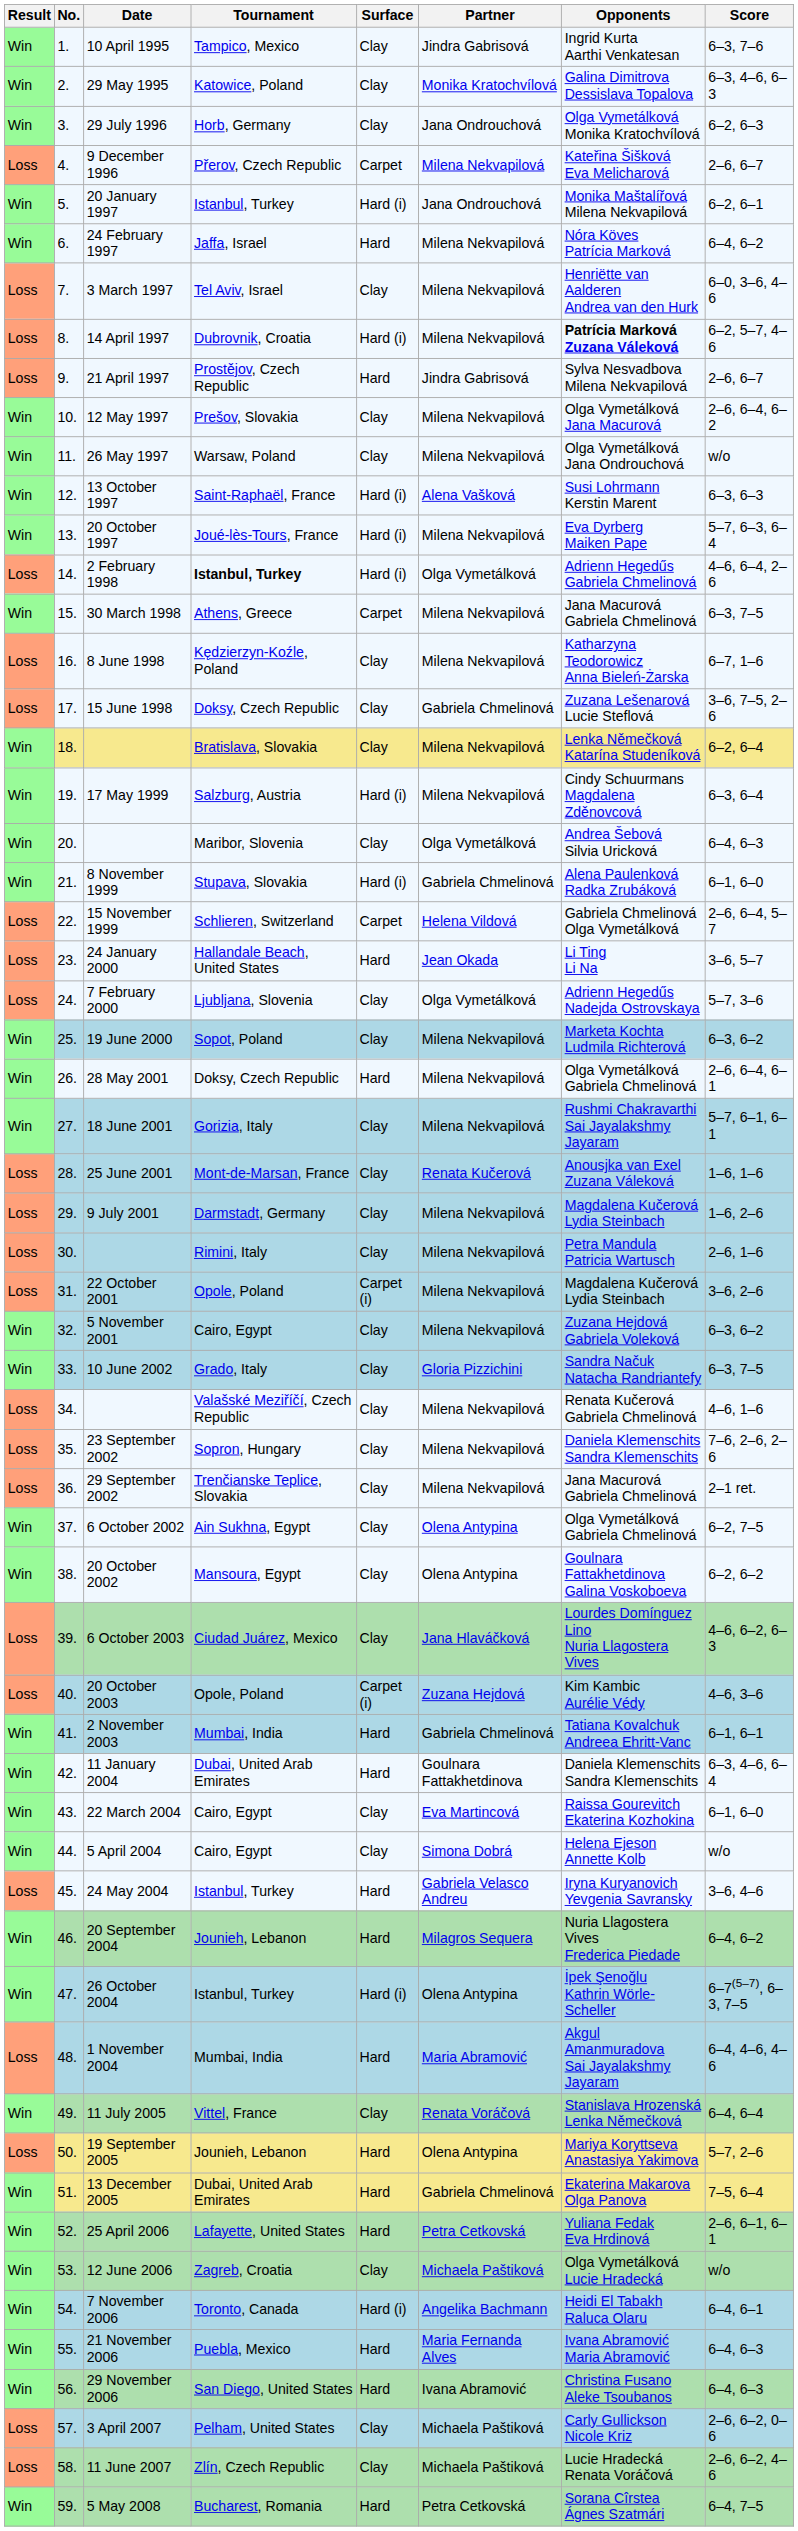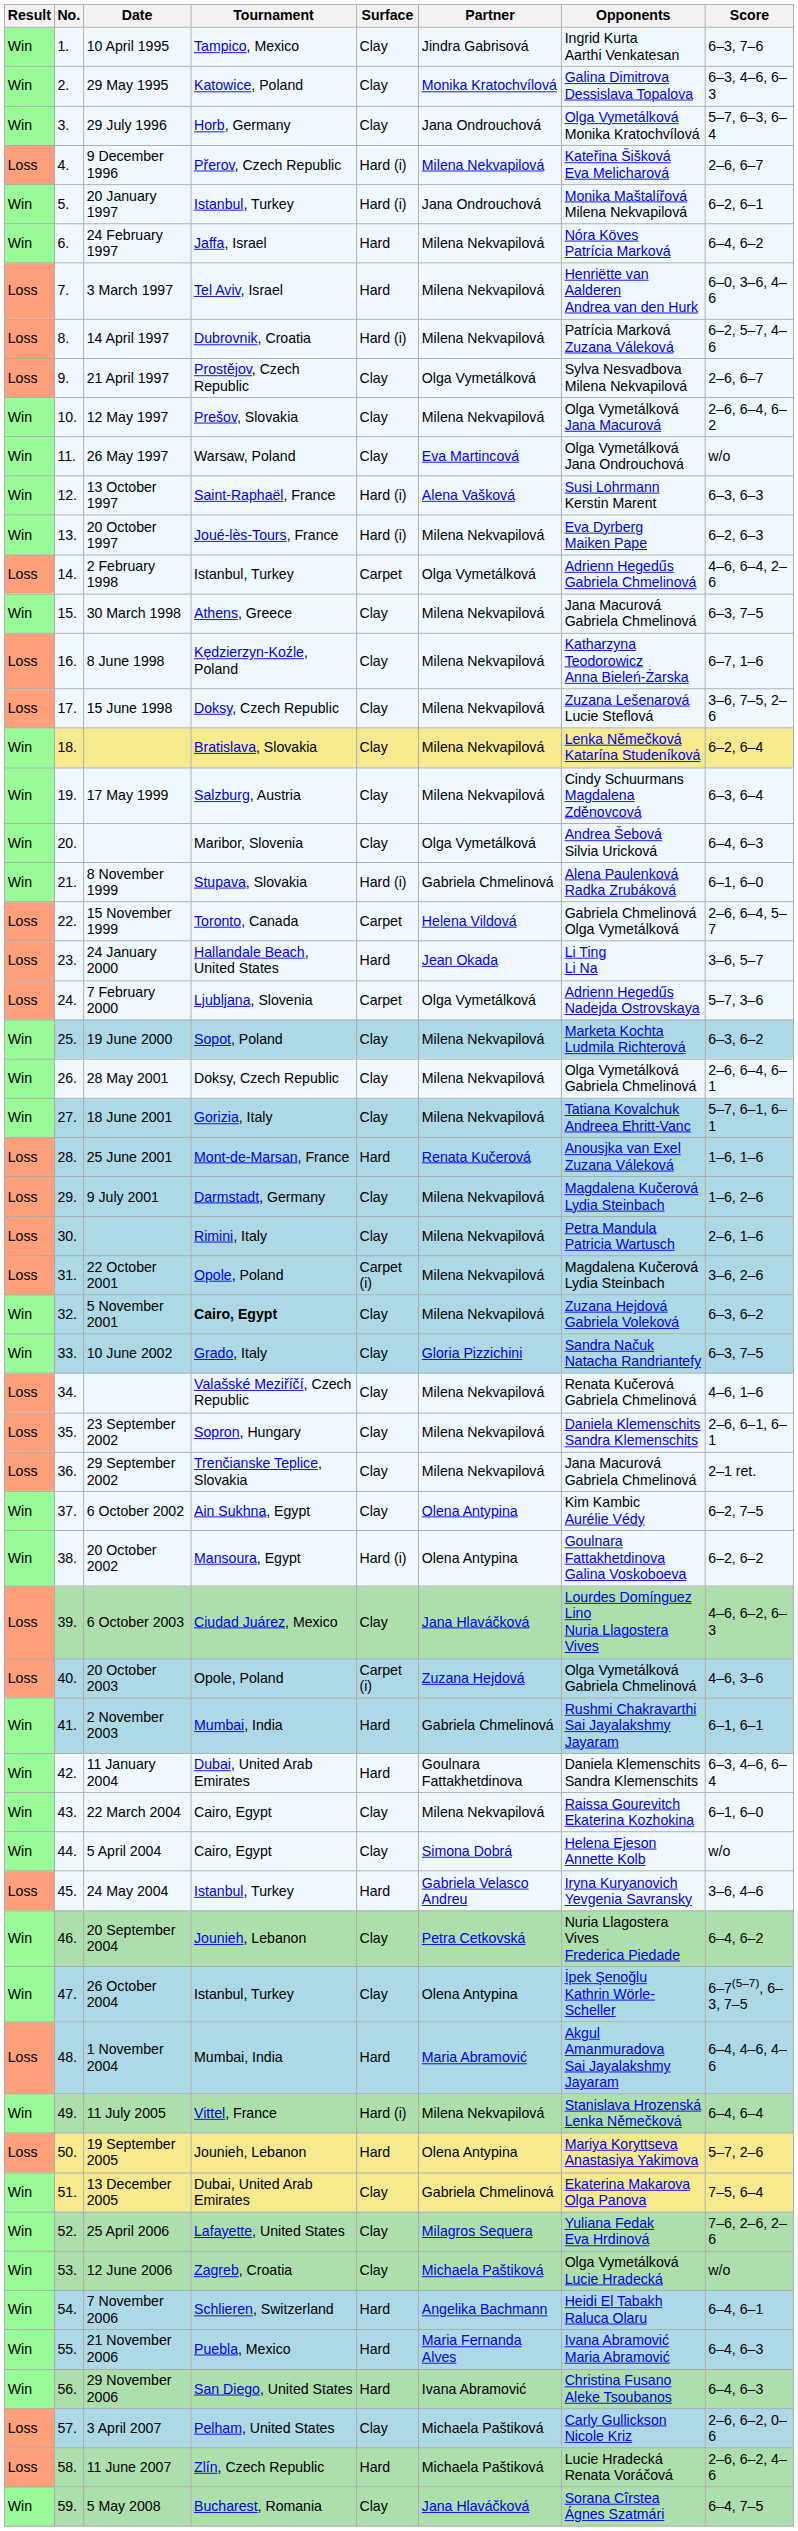(736, 125) 6–2, 6–3 -> (748, 125) 5–7, 6–3, 6–4
(381, 164) Carpet -> (383, 164) Hard (i)
(374, 290) Clay -> (375, 290) Hard
(622, 338) bold -> (619, 338) normal
(375, 377) Hard -> (374, 377) Clay
(475, 377) Jindra Gabrisová -> (479, 377) Olga Vymetálková
(483, 455) Milena Nekvapilová -> (471, 455) Eva Martincová
(748, 534) 5–7, 6–3, 6–4 -> (736, 534) 6–2, 6–3
(248, 573) bold -> (244, 573) normal
(383, 573) Hard (i) -> (381, 573) Carpet
(381, 613) Carpet -> (374, 613) Clay
(488, 708) Gabriela Chmelinová -> (483, 708) Milena Nekvapilová
(383, 794) Hard (i) -> (374, 794) Clay
(264, 921) Schlieren, Switzerland -> (246, 921) Toronto, Canada
(374, 999) Clay -> (381, 999) Carpet
(375, 1078) Hard -> (374, 1078) Clay
(631, 1125) Rushmi Chakravarthi Sai Jayalakshmy Jayaram -> (628, 1117) Tatiana Kovalchuk Andreea Ehritt-Vanc
(374, 1173) Clay -> (375, 1156) Hard
(233, 1330) normal -> (236, 1314) bold
(748, 1448) 7–6, 2–6, 2–6 -> (748, 1431) 2–6, 6–1, 6–1
(631, 1526) Olga Vymetálková Gabriela Chmelinová -> (605, 1510) Kim Kambic Aurélie Védy
(374, 1574) Clay -> (383, 1558) Hard (i)
(605, 1693) Kim Kambic Aurélie Védy -> (631, 1677) Olga Vymetálková Gabriela Chmelinová
(628, 1733) Tatiana Kovalchuk Andreea Ehritt-Vanc -> (631, 1725) Rushmi Chakravarthi Sai Jayalakshmy Jayaram
(471, 1811) Eva Martincová -> (483, 1811) Milena Nekvapilová
(375, 1937) Hard -> (374, 1937) Clay
(477, 1937) Milagros Sequera -> (474, 1937) Petra Cetkovská
(383, 1993) Hard (i) -> (374, 1993) Clay
(374, 2113) Clay -> (383, 2113) Hard (i)
(476, 2113) Renata Voráčová -> (483, 2113) Milena Nekvapilová
(375, 2191) Hard -> (374, 2191) Clay
(375, 2231) Hard -> (374, 2231) Clay
(474, 2231) Petra Cetkovská -> (477, 2231) Milagros Sequera
(748, 2231) 2–6, 6–1, 6–1 -> (748, 2231) 7–6, 2–6, 2–6
(246, 2309) Toronto, Canada -> (264, 2309) Schlieren, Switzerland
(383, 2309) Hard (i) -> (375, 2309) Hard
(374, 2466) Clay -> (375, 2466) Hard
(375, 2506) Hard -> (374, 2506) Clay
(474, 2506) Petra Cetkovská -> (476, 2506) Jana Hlaváčková
